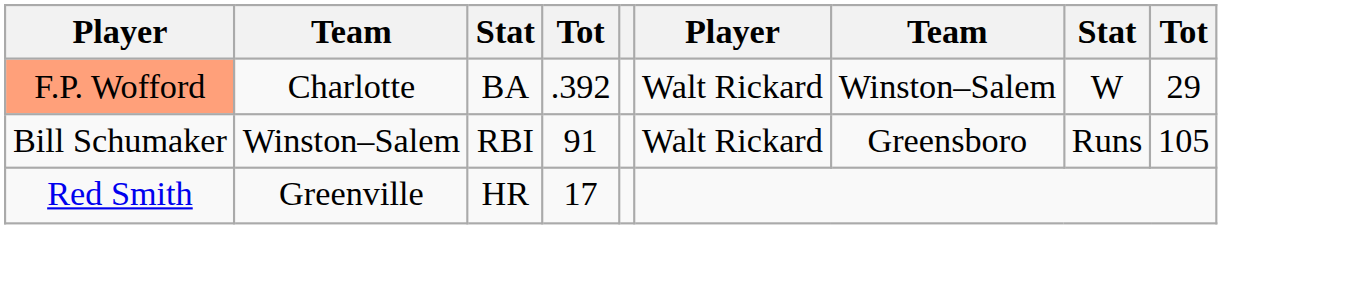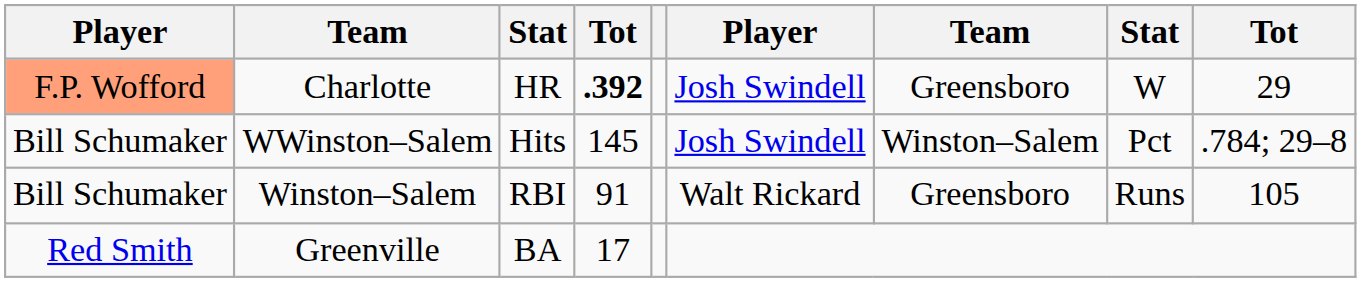(505, 85) BA -> (538, 85) HR
(581, 85) normal -> (613, 85) bold
(733, 85) Walt Rickard -> (770, 85) Josh Swindell
(947, 85) Winston–Salem -> (990, 85) Greensboro
+ row: (368, 140)
(505, 194) HR -> (538, 248) BA
